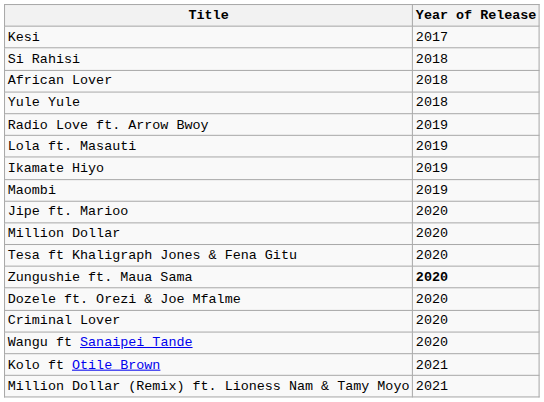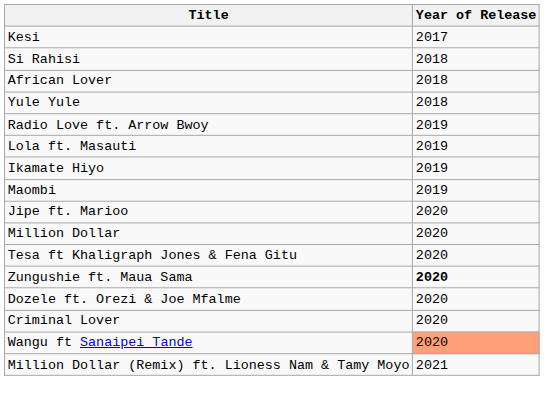(432, 343) no background -> (432, 343) lightsalmon background
- row: (84, 365)
